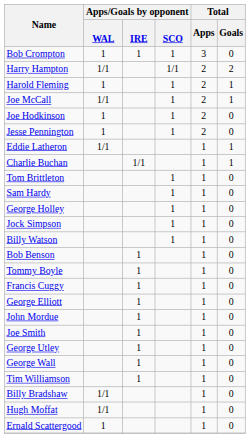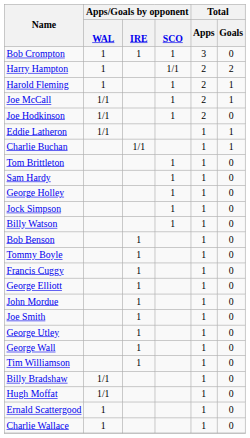(103, 69) 1/1 -> (103, 69) 1
(103, 116) 1 -> (103, 116) 1/1
- row: (40, 131)
+ row: (38, 425)
